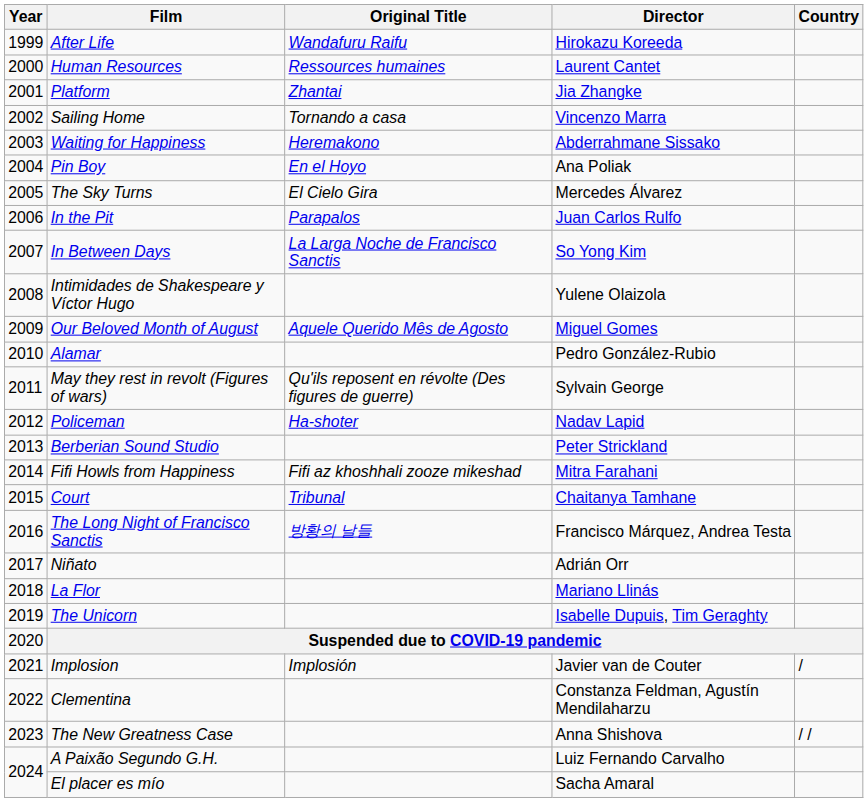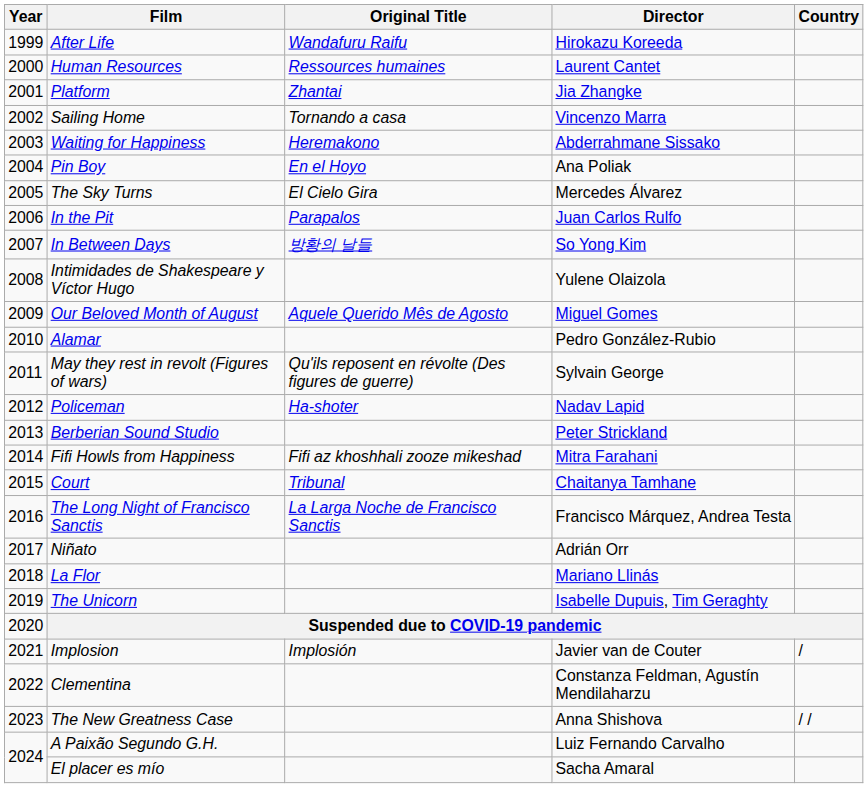(392, 252) La Larga Noche de Francisco Sanctis -> (330, 244) 방황의 날들
(330, 531) 방황의 날들 -> (392, 516) La Larga Noche de Francisco Sanctis
